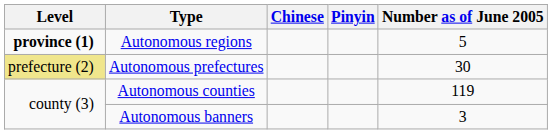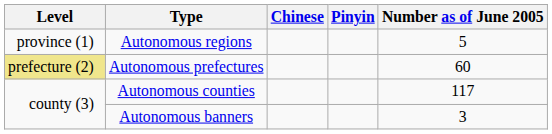(58, 41) bold -> (59, 41) normal
(463, 66) 30 -> (463, 66) 60
(463, 91) 119 -> (463, 91) 117
